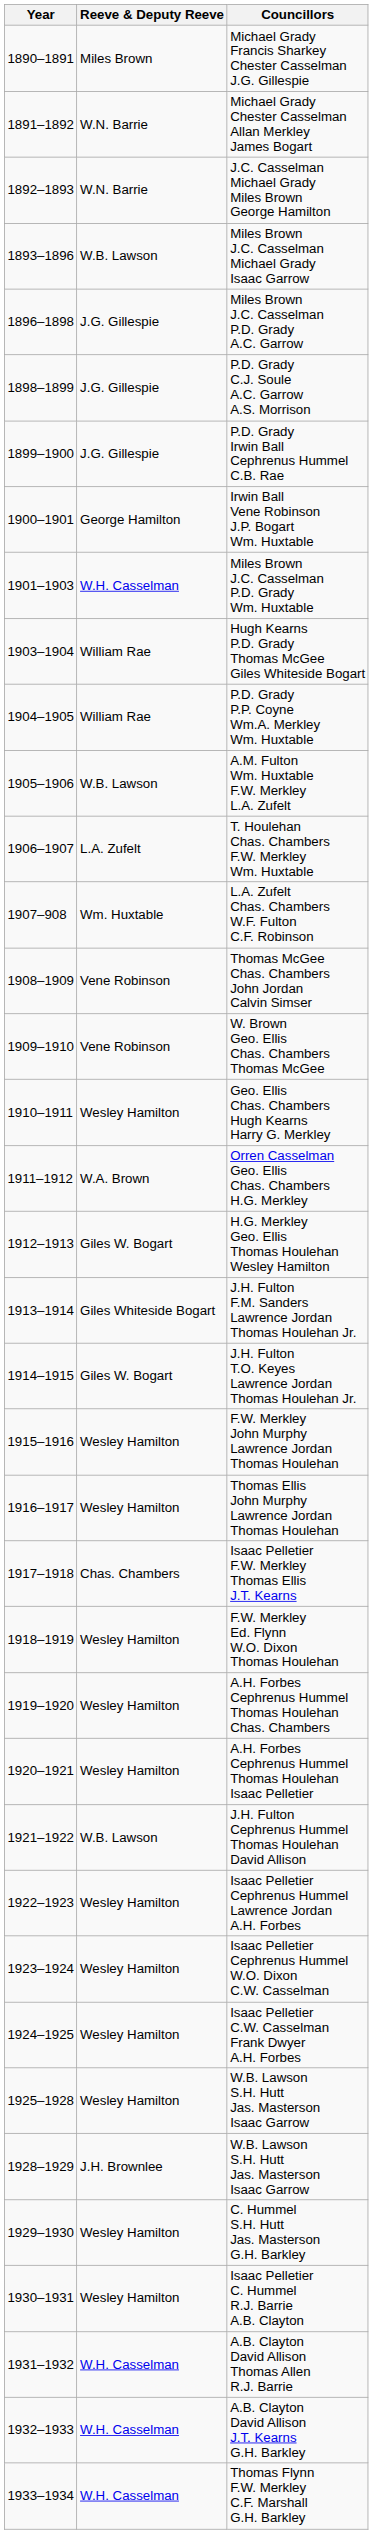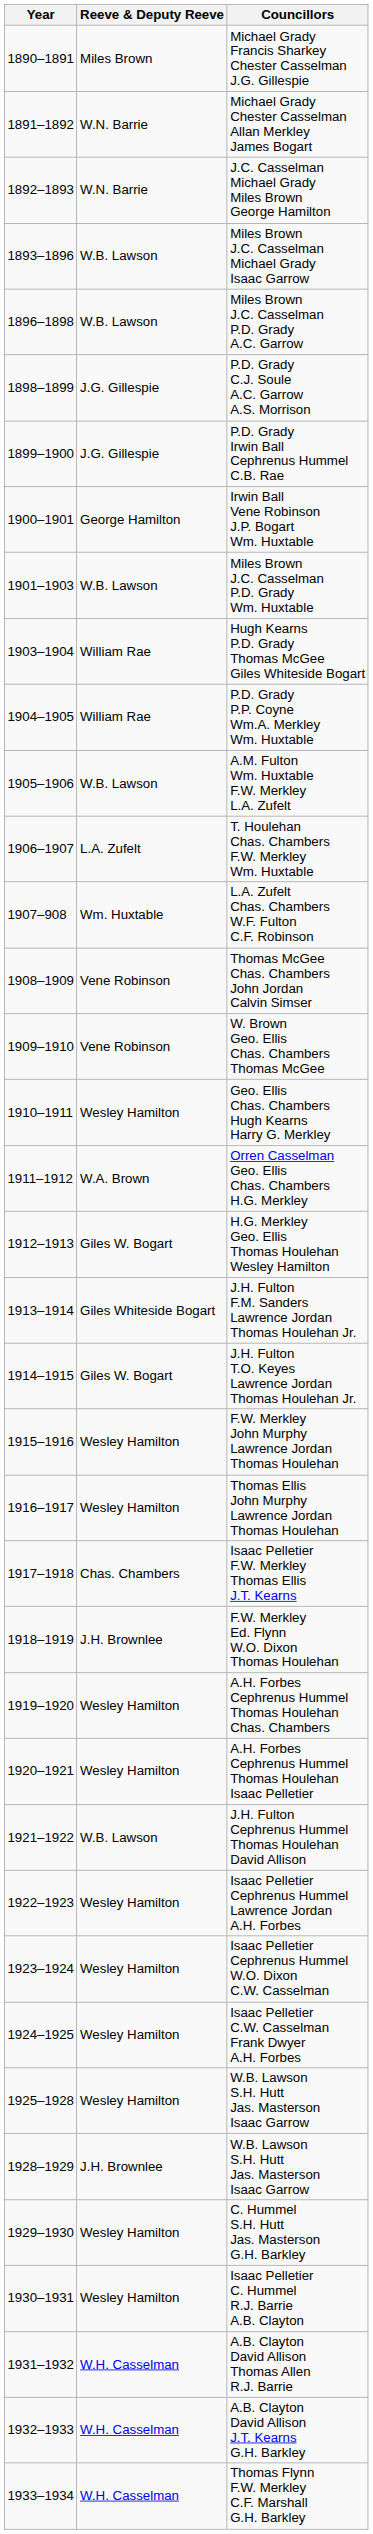(120, 322) J.G. Gillespie -> (119, 322) W.B. Lawson
(130, 585) W.H. Casselman -> (119, 585) W.B. Lawson
(130, 1639) Wesley Hamilton -> (121, 1639) J.H. Brownlee
